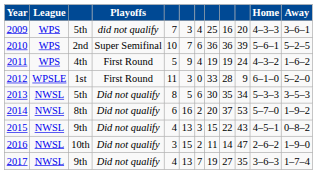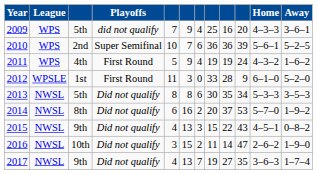(190, 29) 3 -> (190, 29) 9
(190, 95) 5 -> (190, 95) 8
